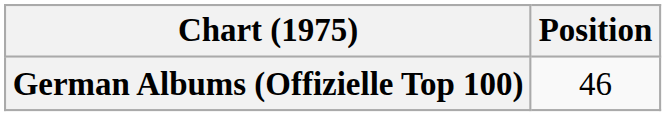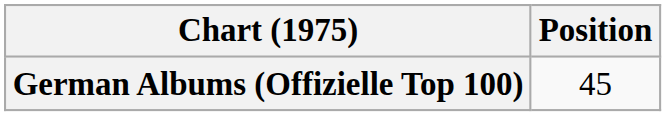(595, 82) 46 -> (595, 82) 45
